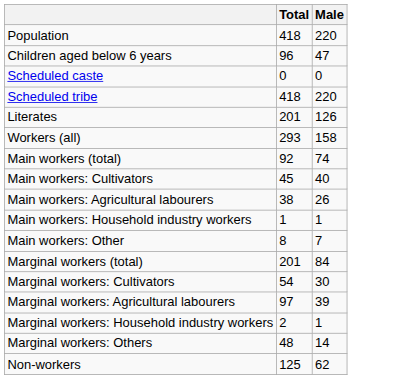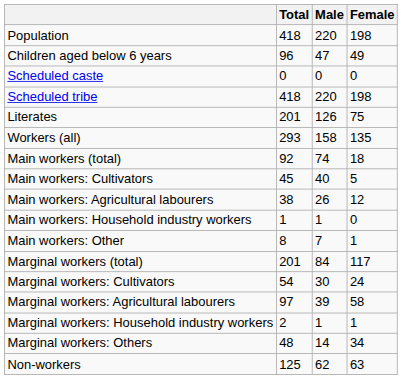+ column: (372, 14)
